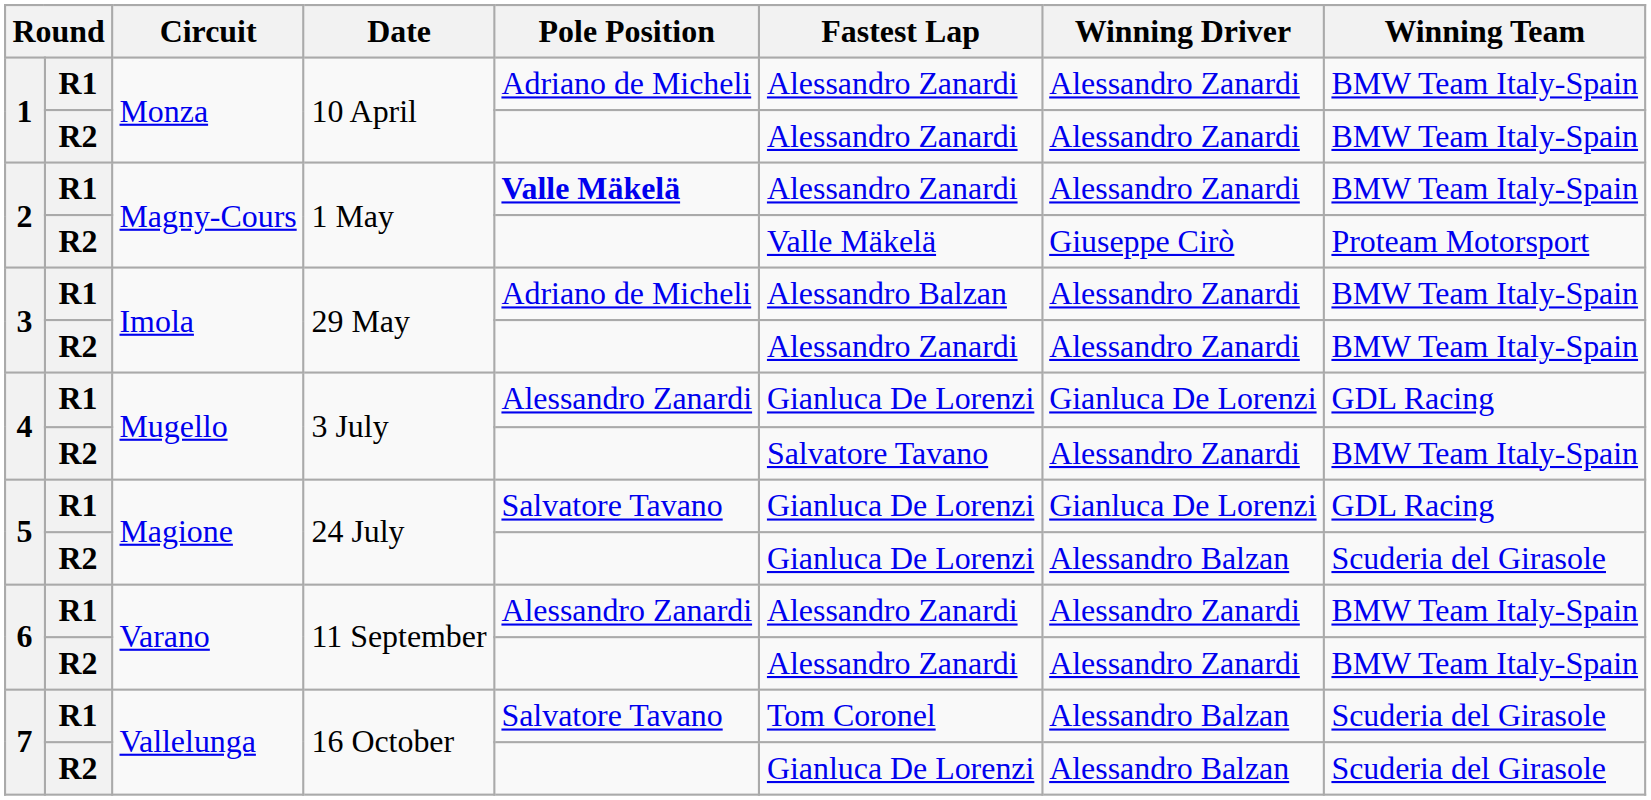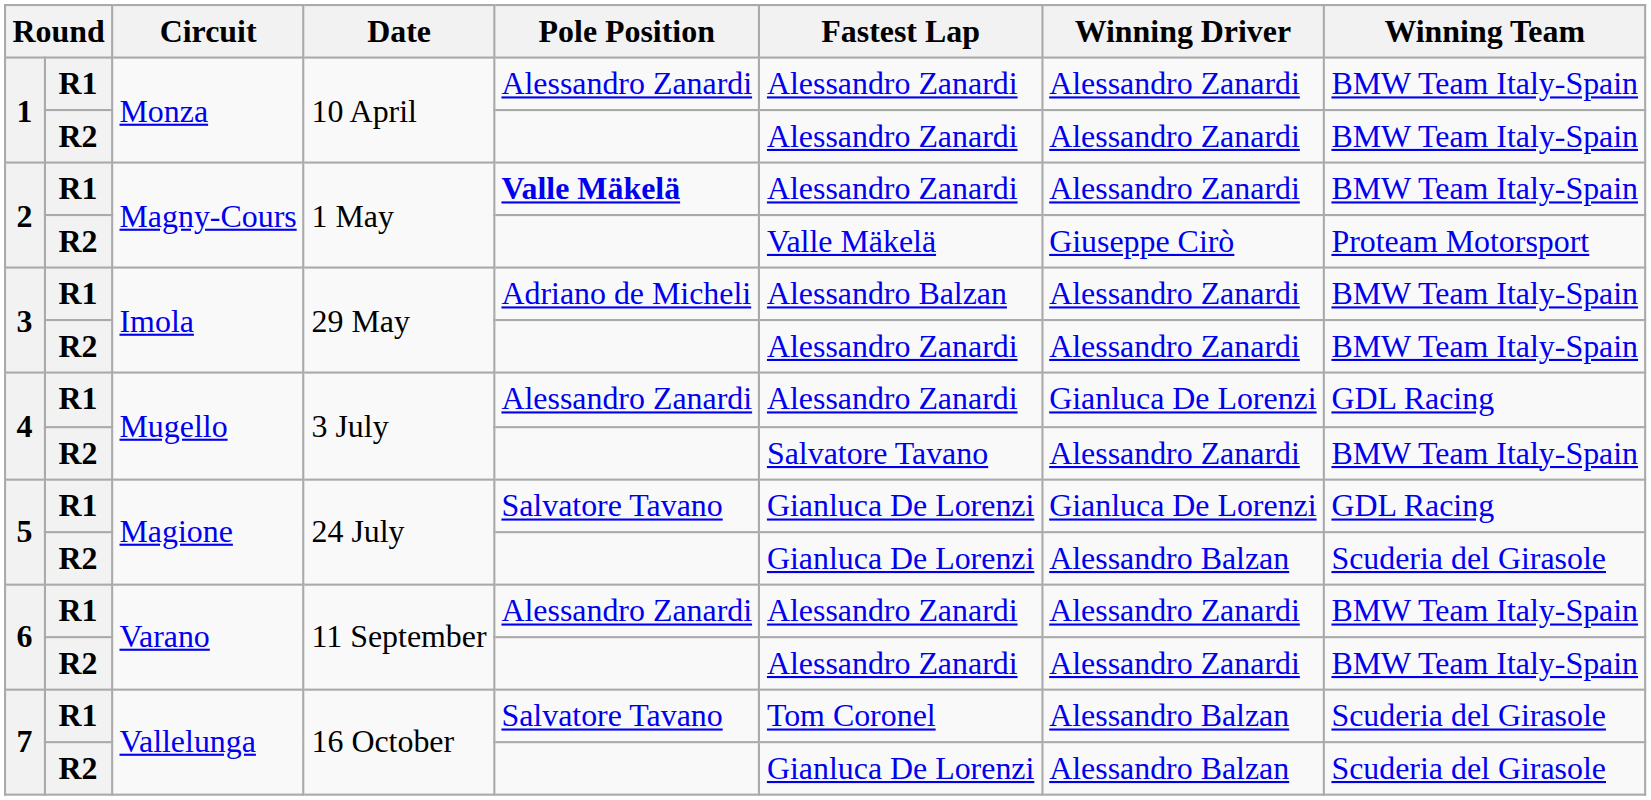(626, 83) Adriano de Micheli -> (627, 83) Alessandro Zanardi
(901, 399) Gianluca De Lorenzi -> (892, 399) Alessandro Zanardi
